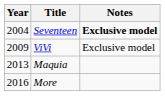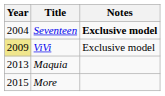(18, 47) no background -> (18, 47) khaki background
(18, 82) 2016 -> (18, 82) 2015
